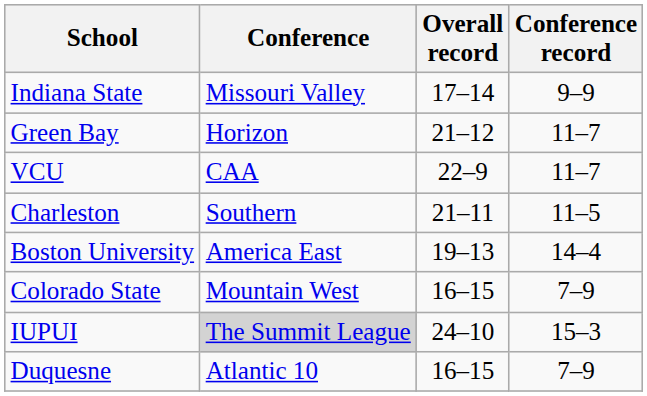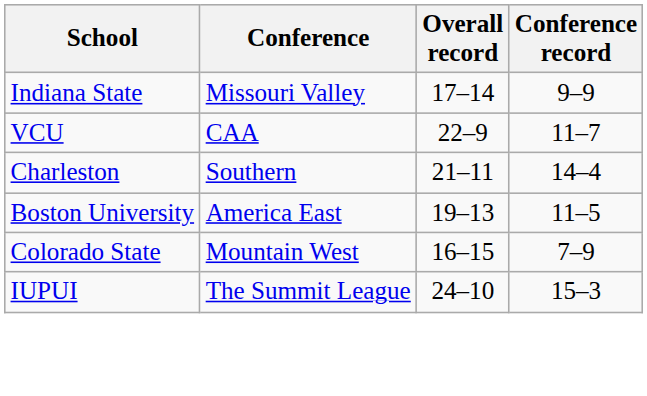- row: (65, 132)
(576, 212) 11–5 -> (576, 172) 14–4
(576, 251) 14–4 -> (576, 212) 11–5
(308, 331) lightgrey background -> (308, 291) no background
- row: (61, 371)
